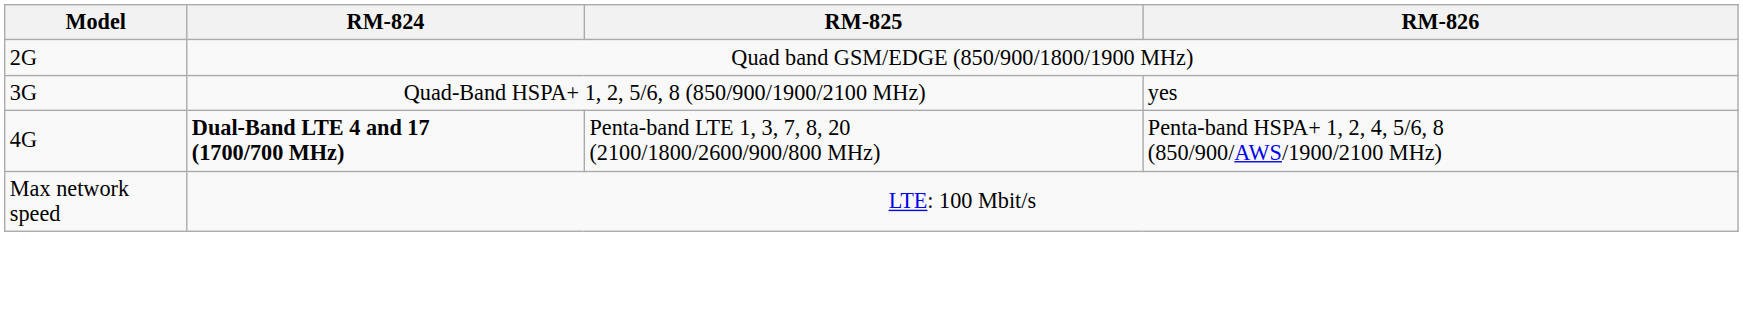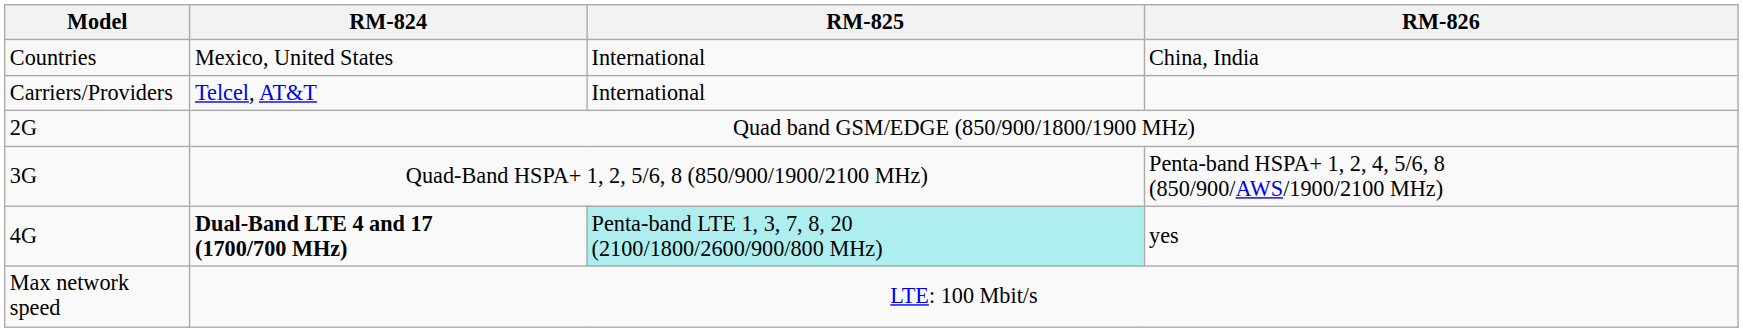+ row: (53, 57)
+ row: (91, 92)
(1163, 92) yes -> (1297, 175) Penta-band HSPA+ 1, 2, 4, 5/6, 8 (850/900/AWS/1900/2100 MHz)
(735, 140) no background -> (737, 236) paleturquoise background
(1296, 140) Penta-band HSPA+ 1, 2, 4, 5/6, 8 (850/900/AWS/1900/2100 MHz) -> (1164, 236) yes
